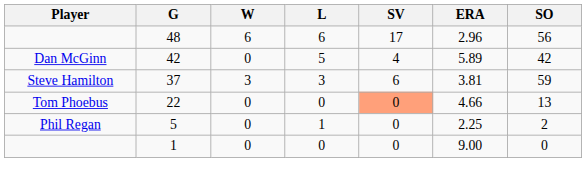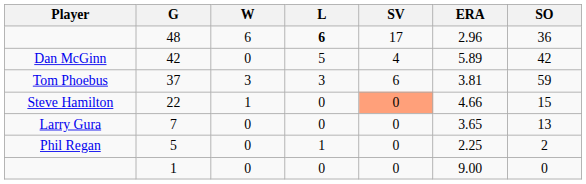(322, 37) normal -> (322, 37) bold
(544, 37) 56 -> (544, 37) 36
(70, 80) Steve Hamilton -> (70, 80) Tom Phoebus
(70, 102) Tom Phoebus -> (70, 102) Steve Hamilton
(248, 102) 0 -> (248, 102) 1
(544, 102) 13 -> (544, 102) 15
+ row: (173, 124)
